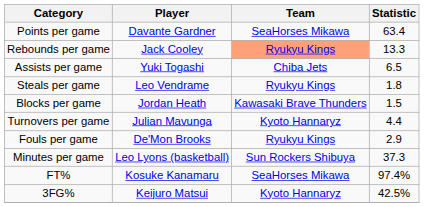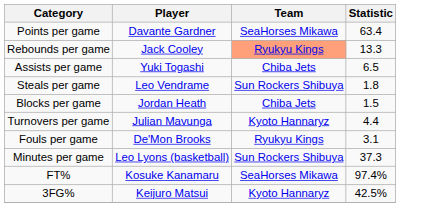(300, 85) Ryukyu Kings -> (289, 85) Sun Rockers Shibuya
(300, 103) Kawasaki Brave Thunders -> (289, 103) Chiba Jets
(394, 139) 2.9 -> (371, 139) 3.1
